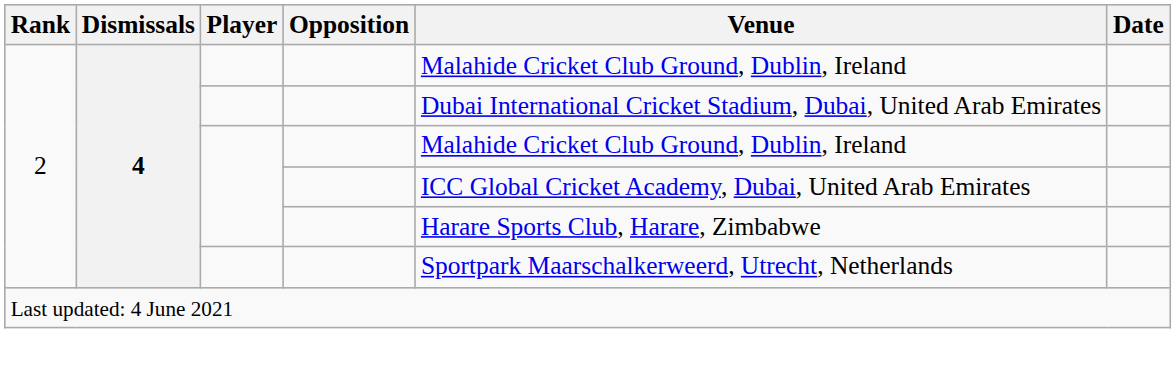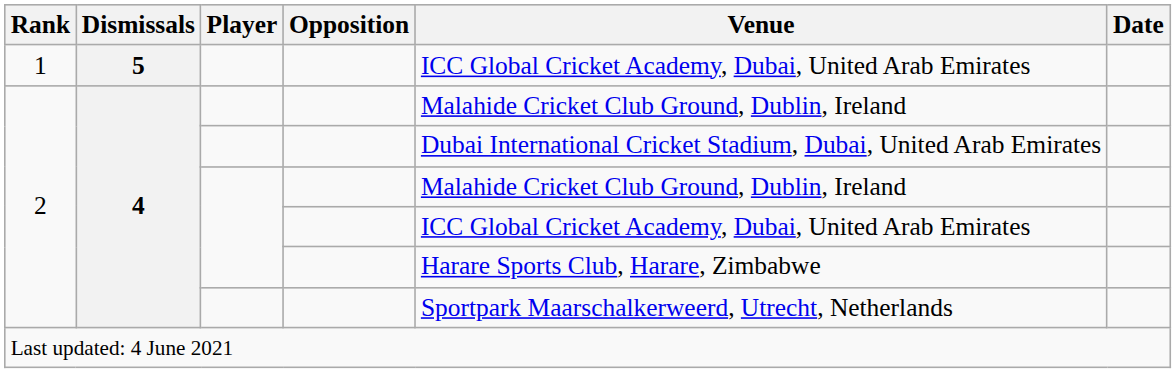+ row: (40, 65)
